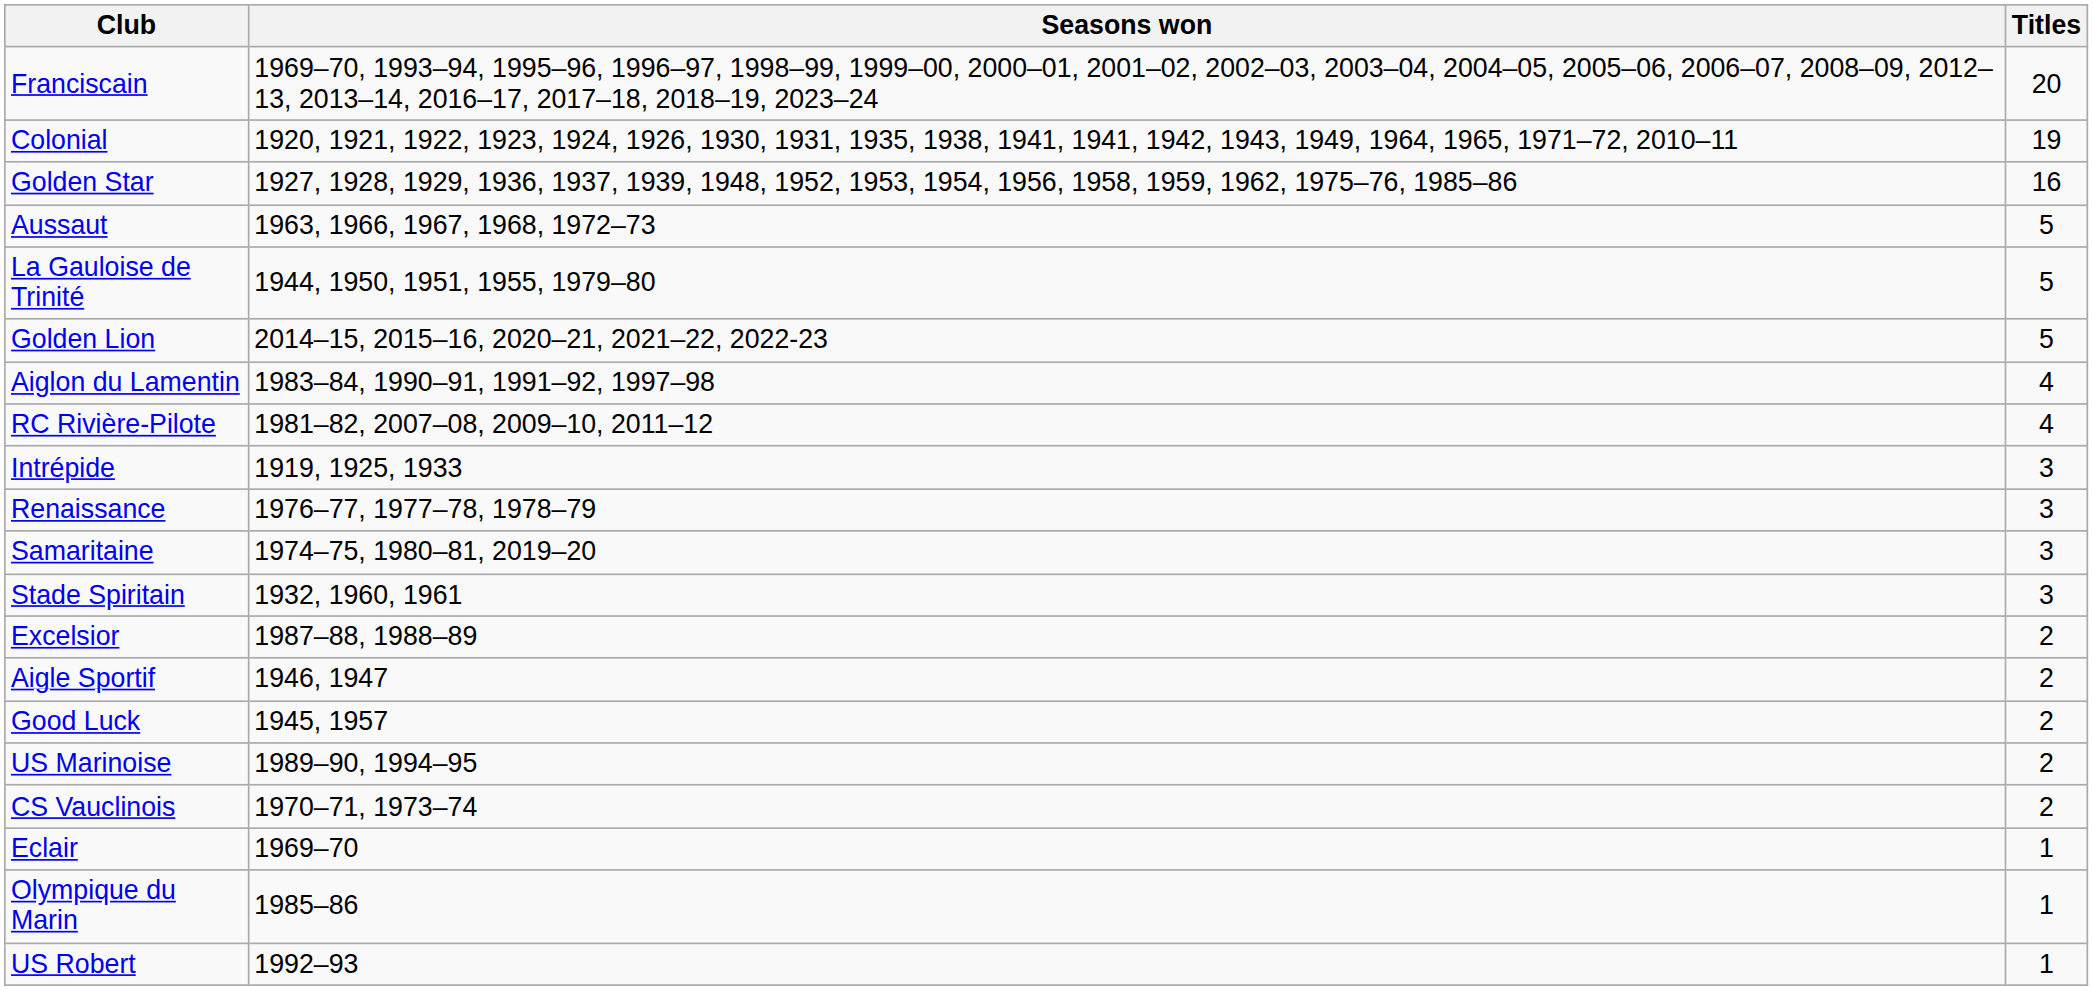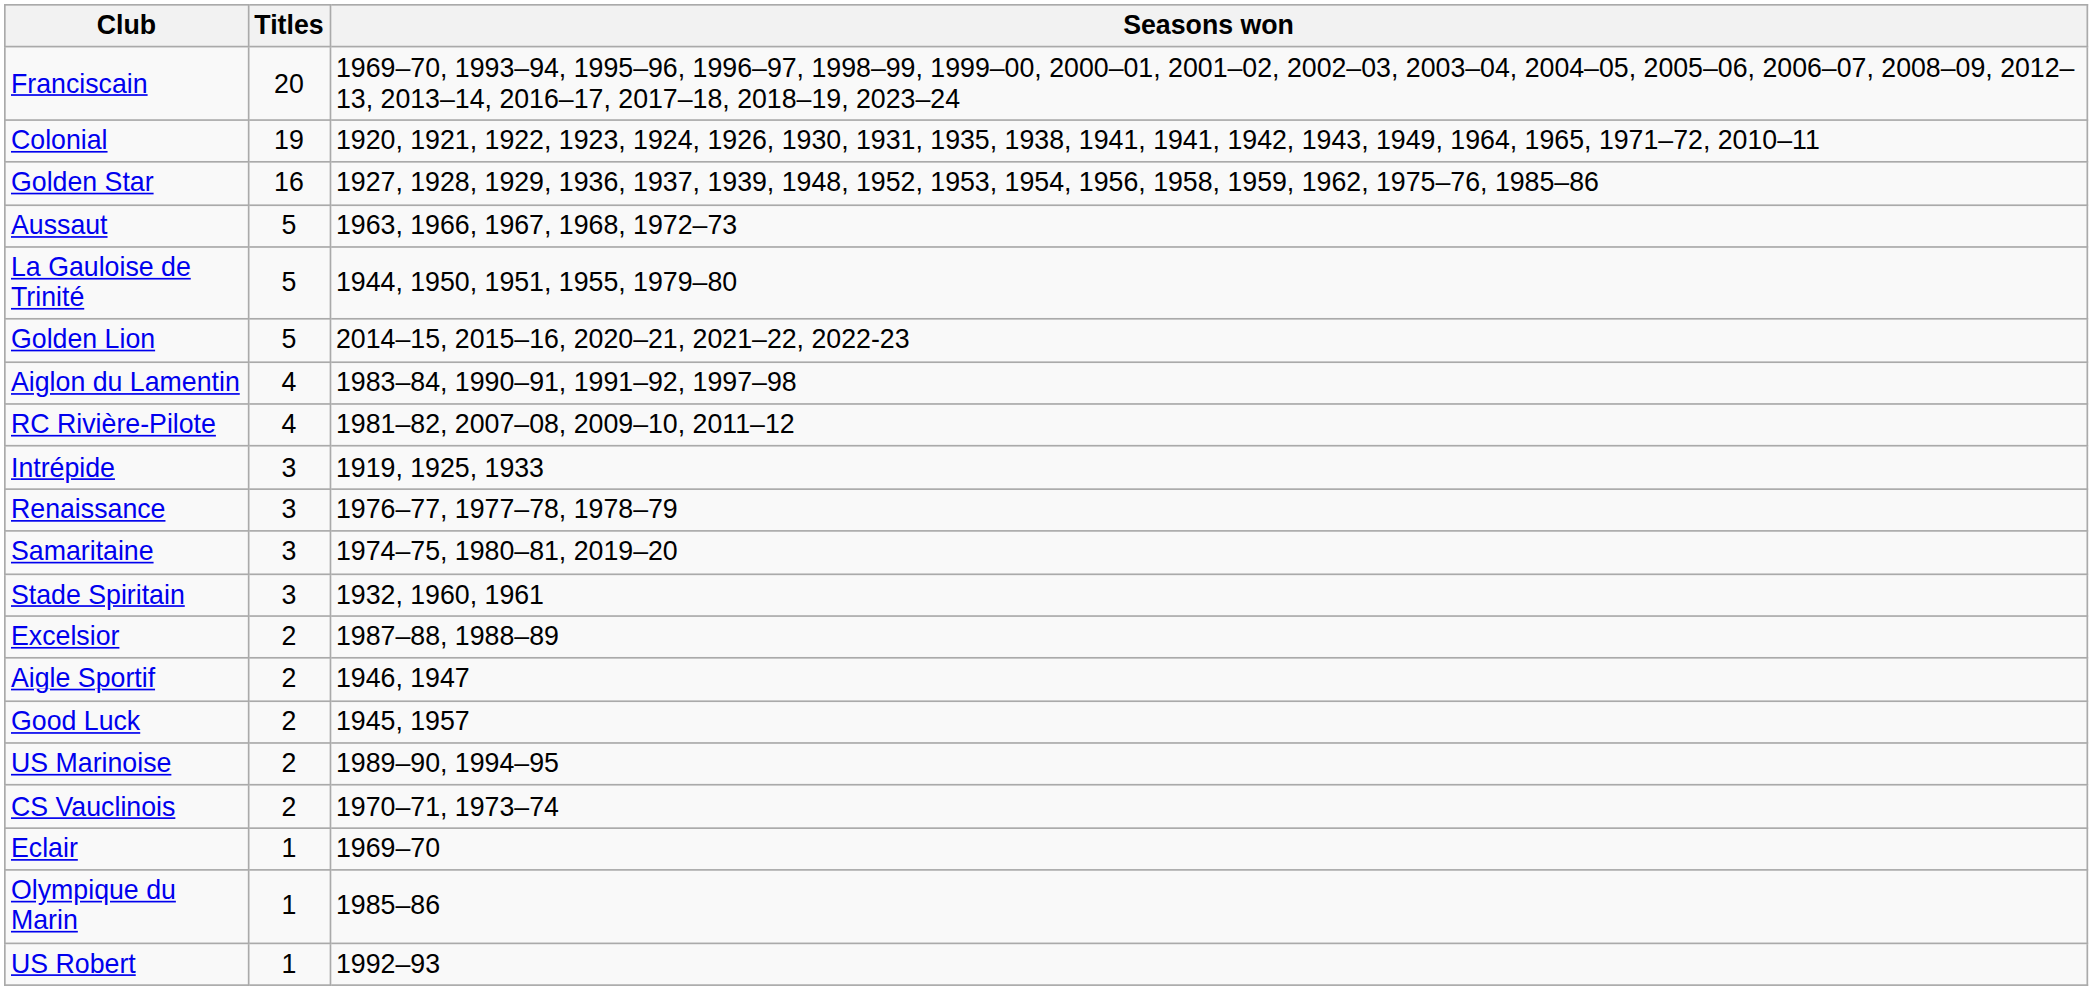columns swapped: (2046, 25) <-> (1127, 25)
